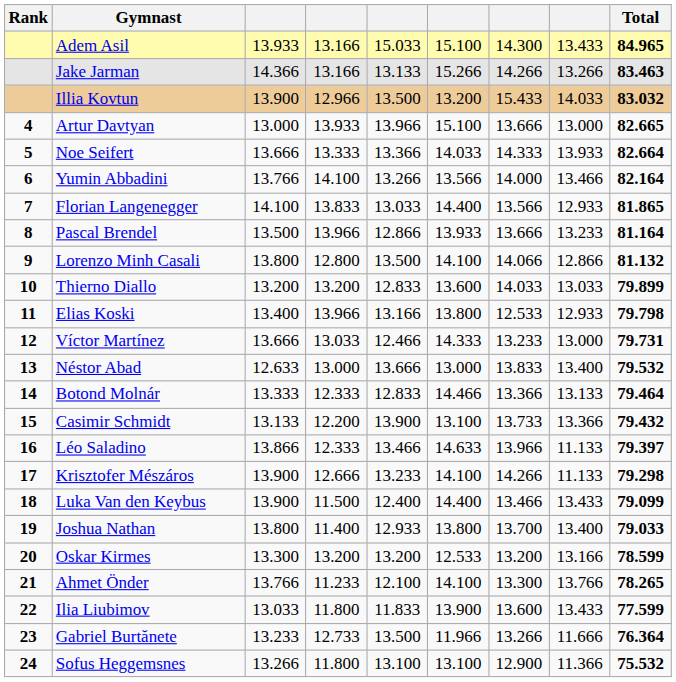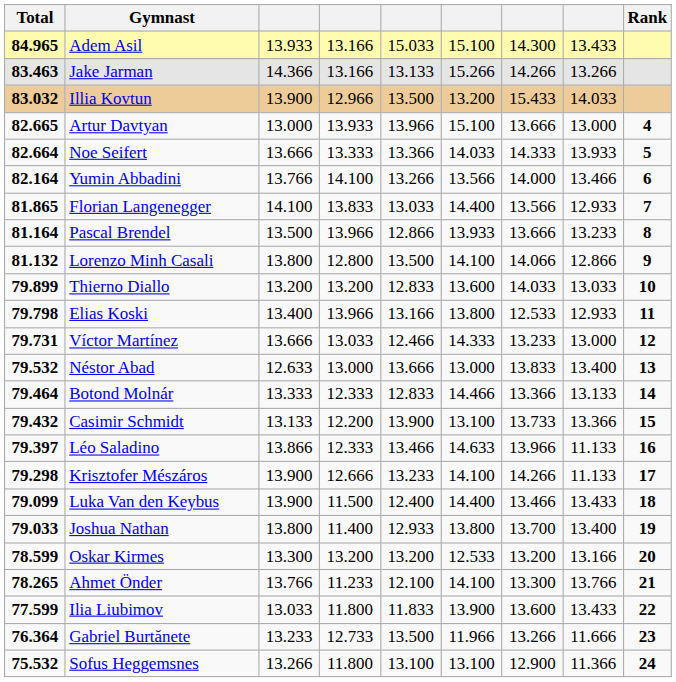columns swapped: (28, 17) <-> (641, 17)
